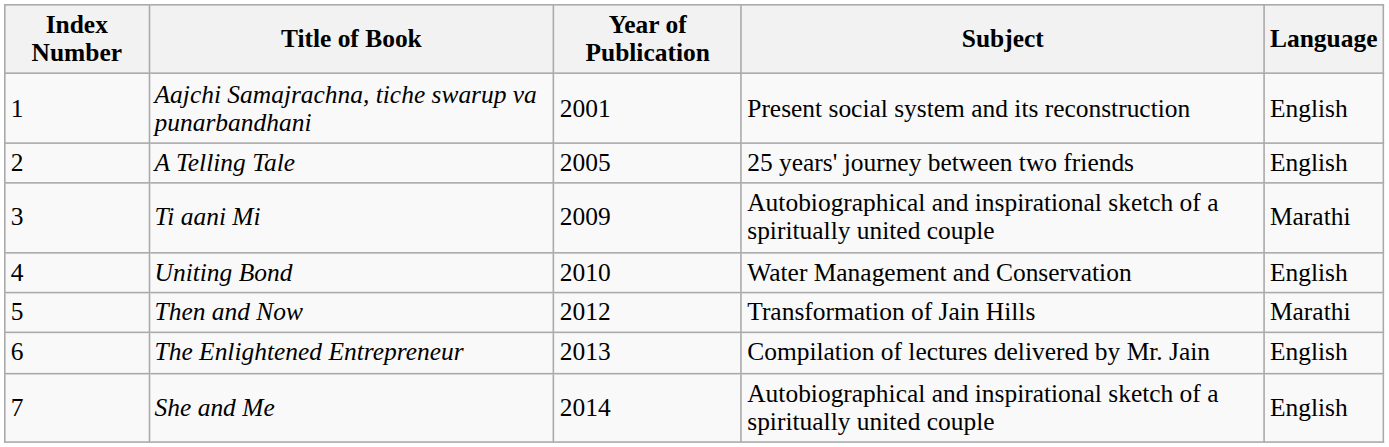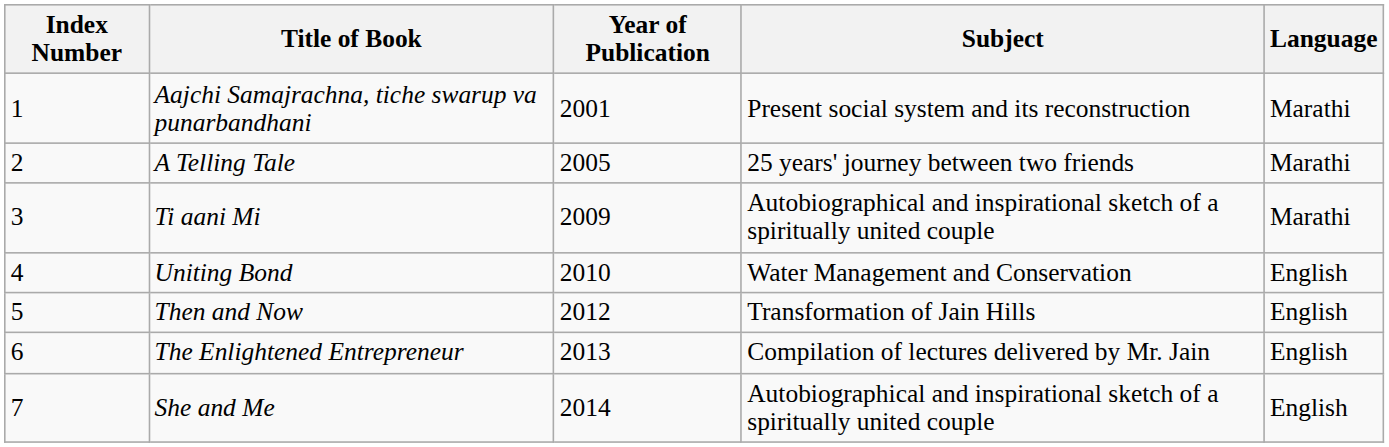(1309, 107) English -> (1310, 107) Marathi
(1309, 162) English -> (1310, 162) Marathi
(1310, 312) Marathi -> (1309, 312) English
